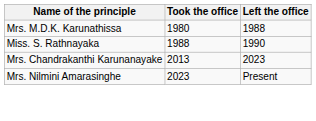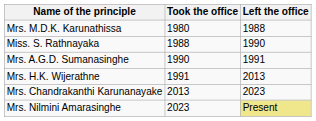+ row: (68, 60)
+ row: (53, 76)
(260, 76) no background -> (260, 108) khaki background
